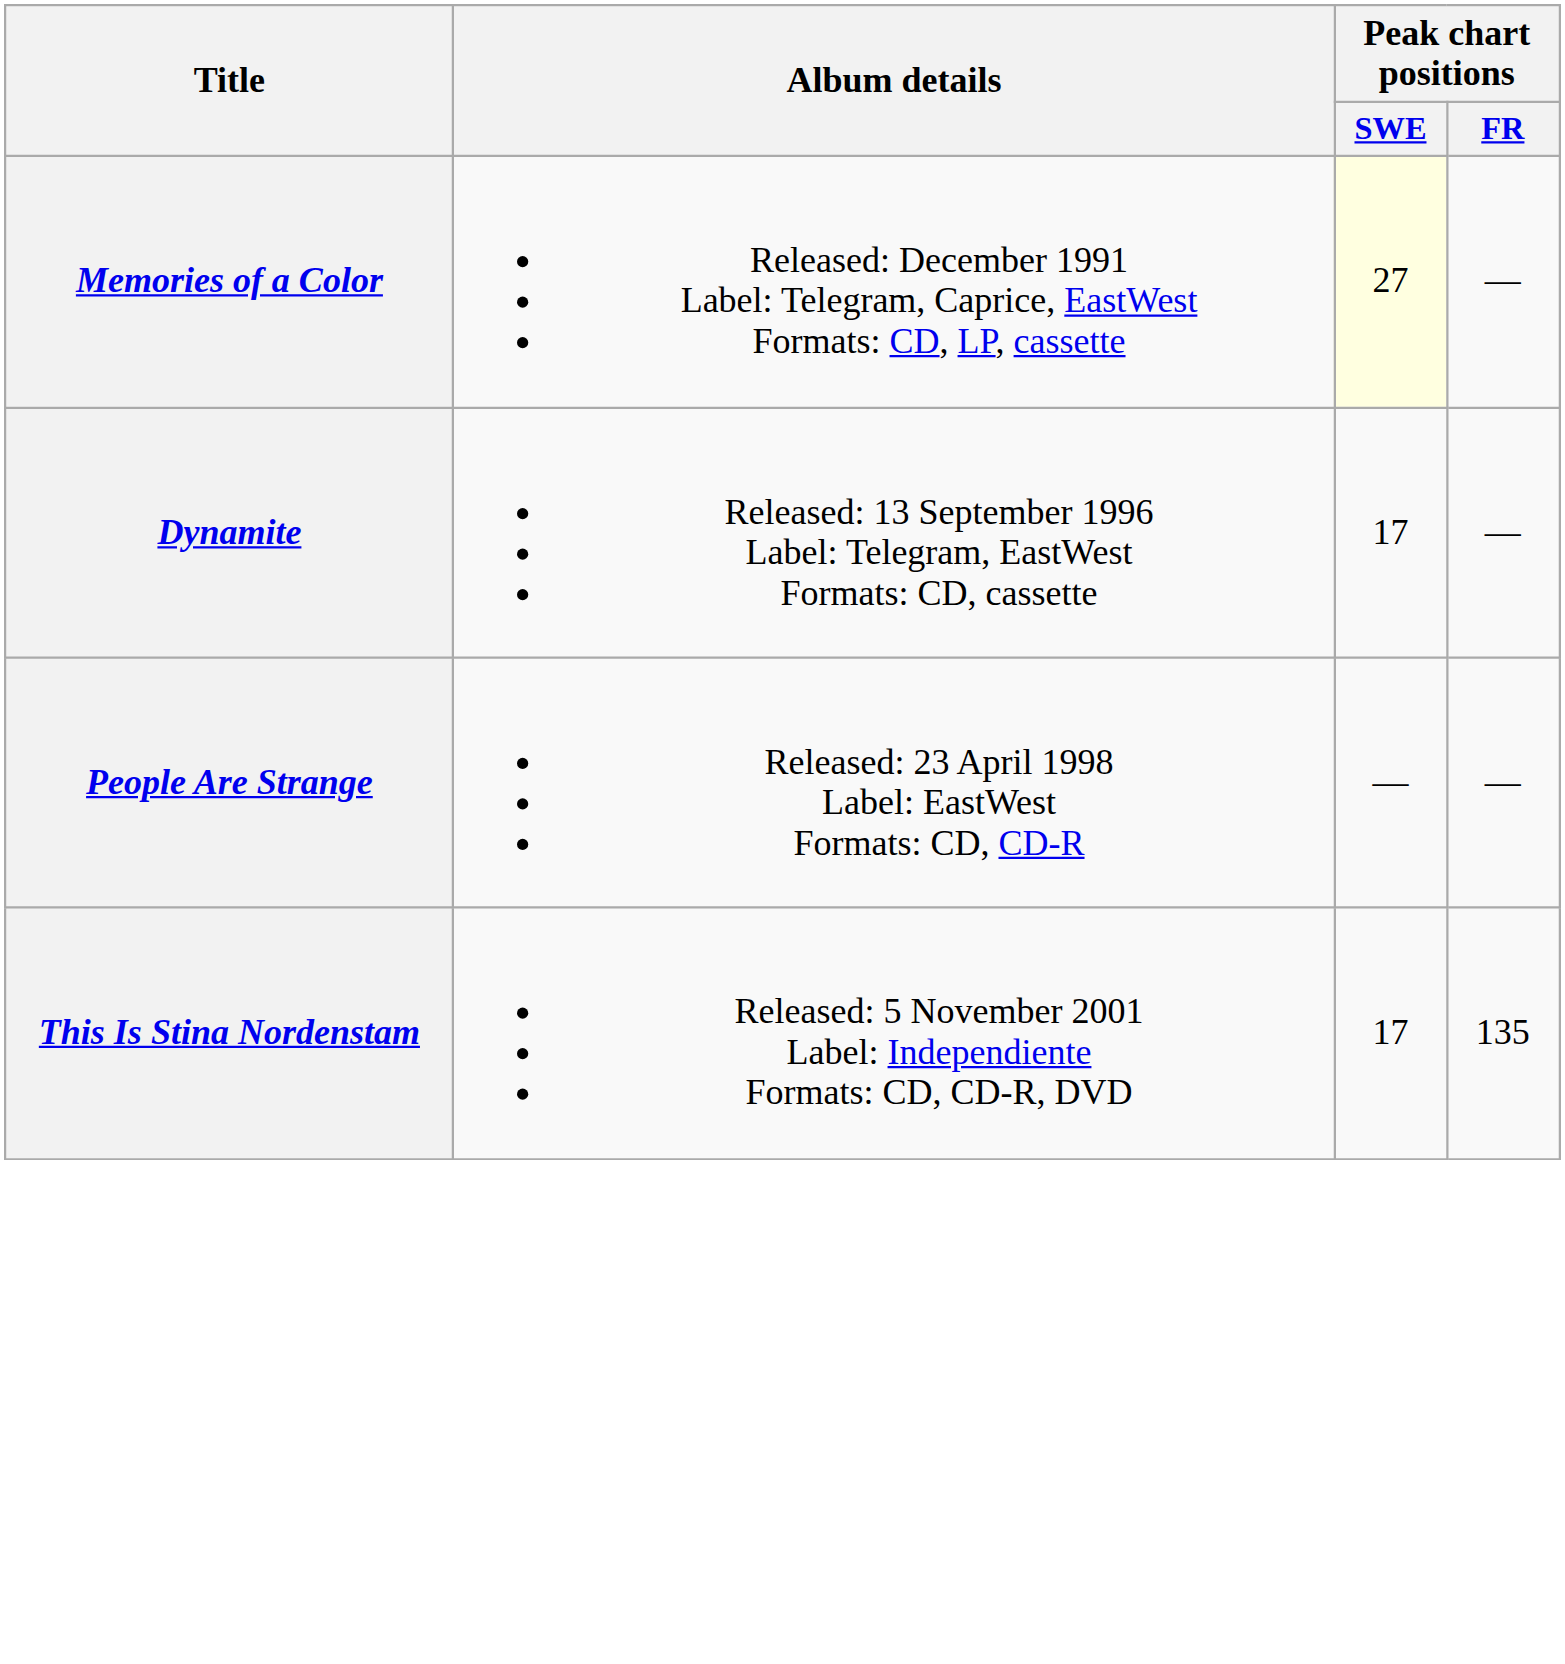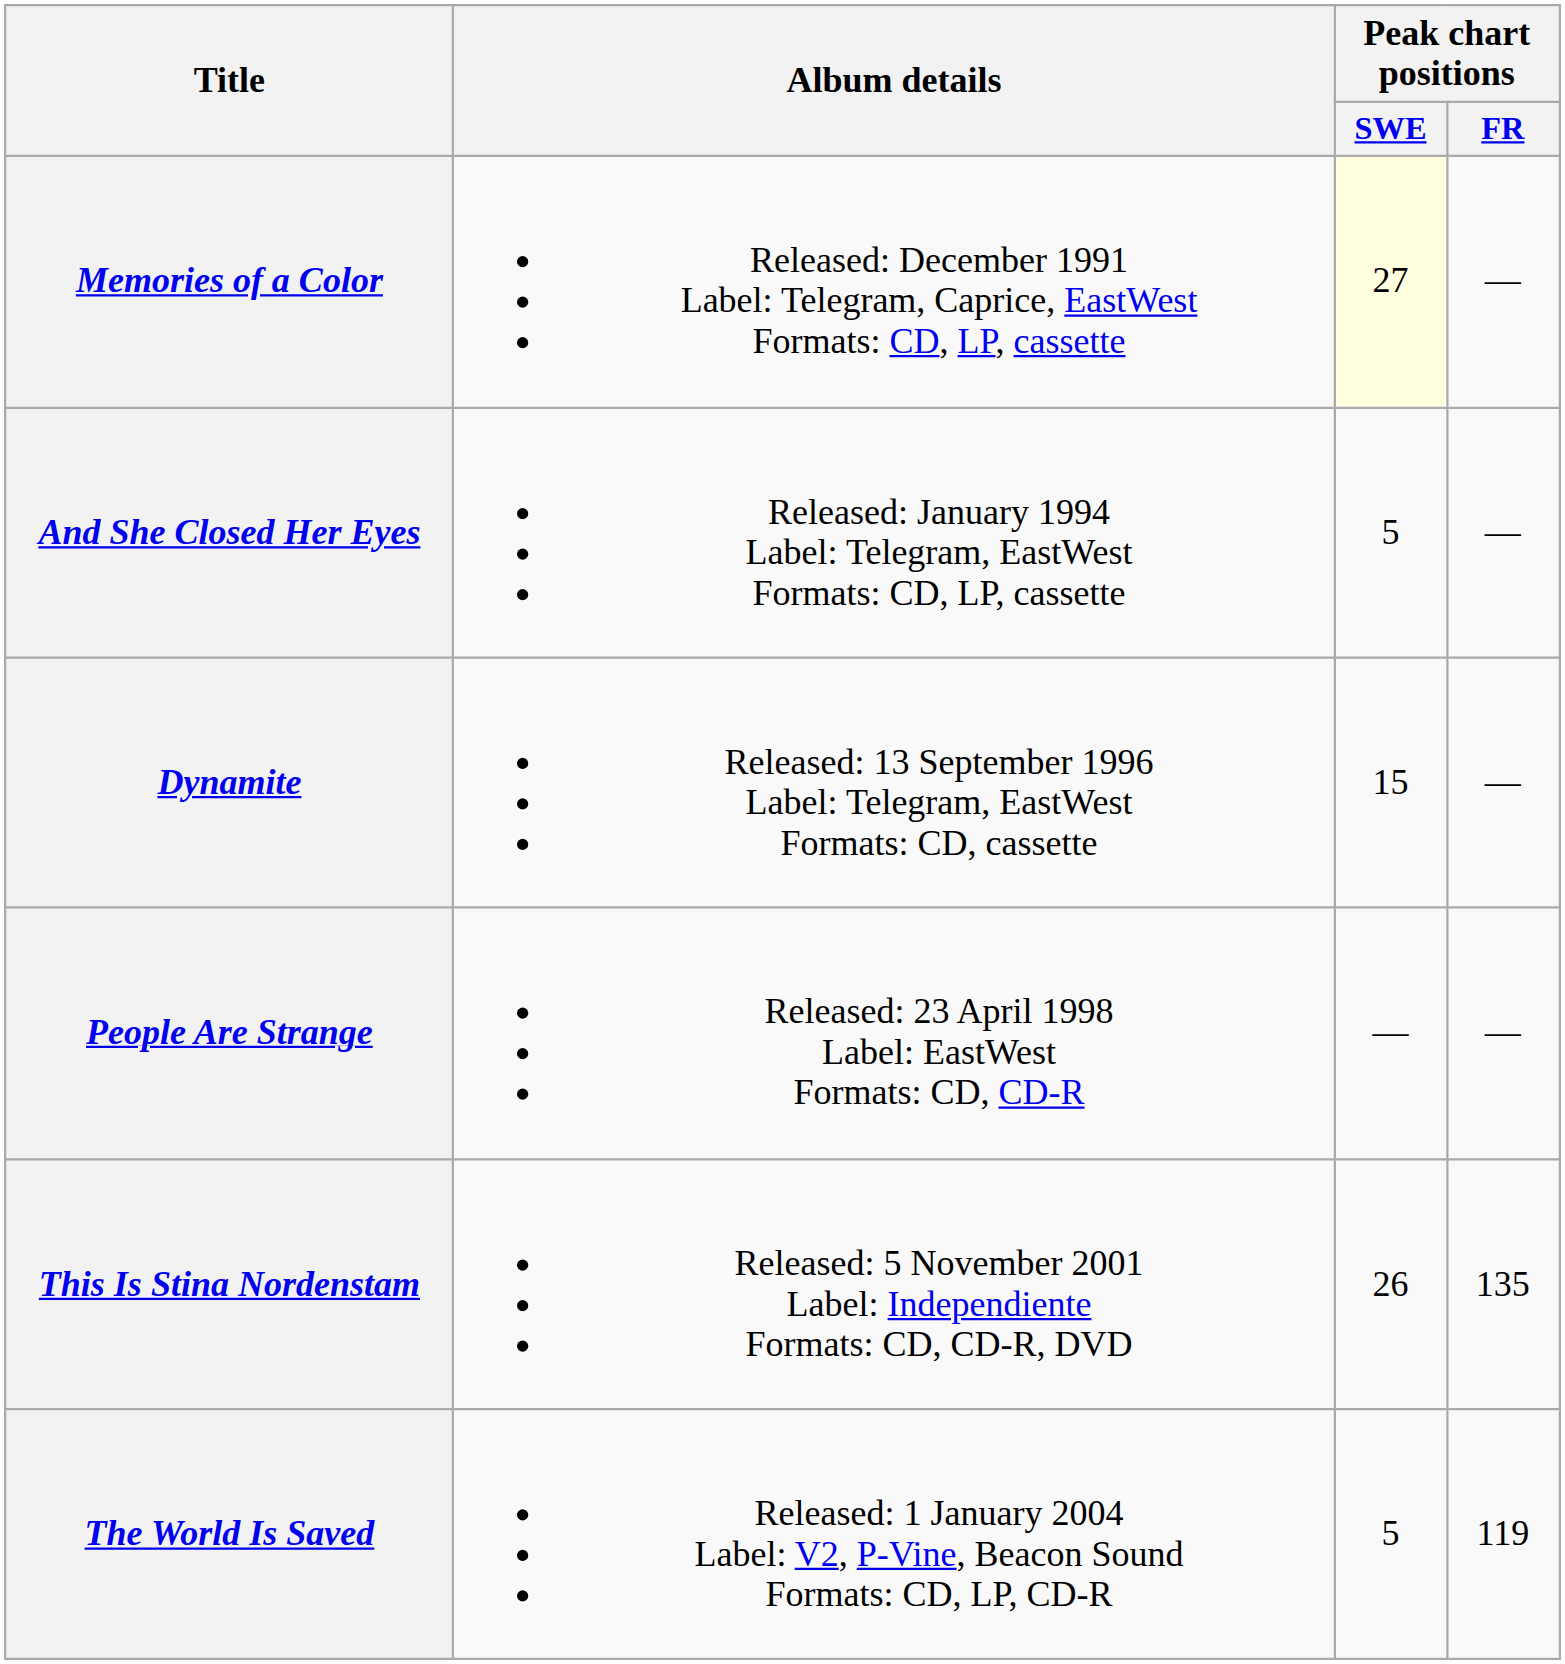+ row: (229, 531)
(1390, 531) 17 -> (1390, 782) 15
(1390, 1032) 17 -> (1390, 1283) 26
+ row: (229, 1533)
